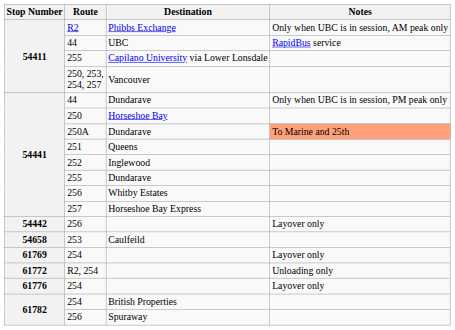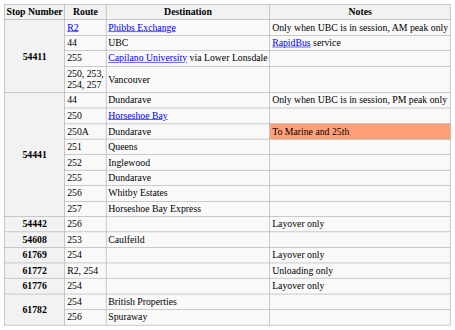(35, 239) 54658 -> (35, 239) 54608
